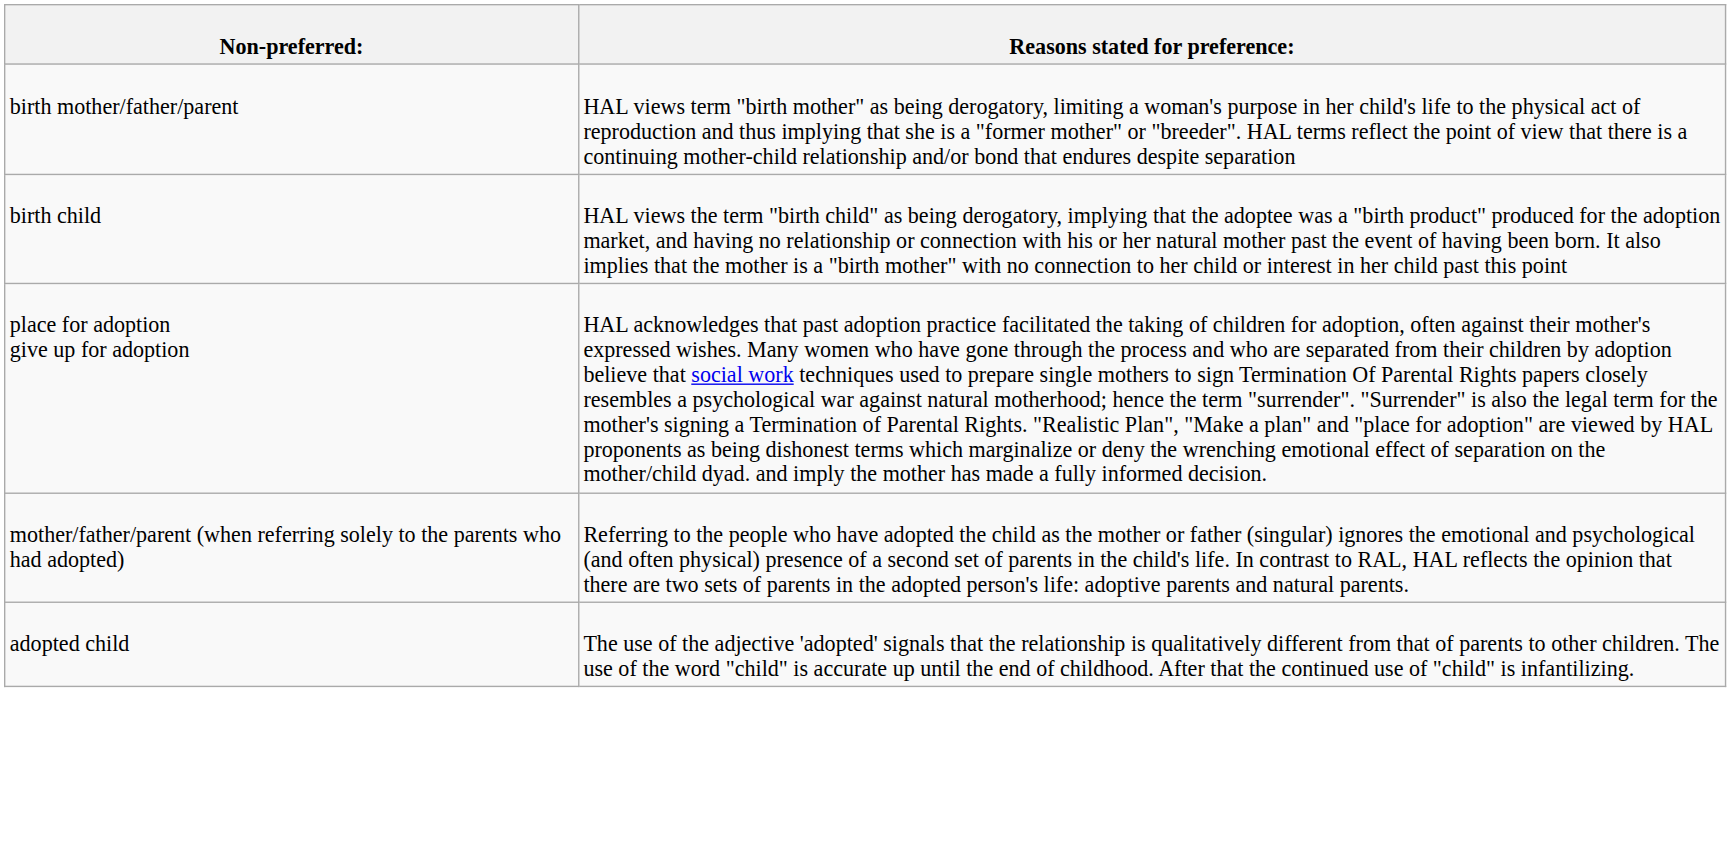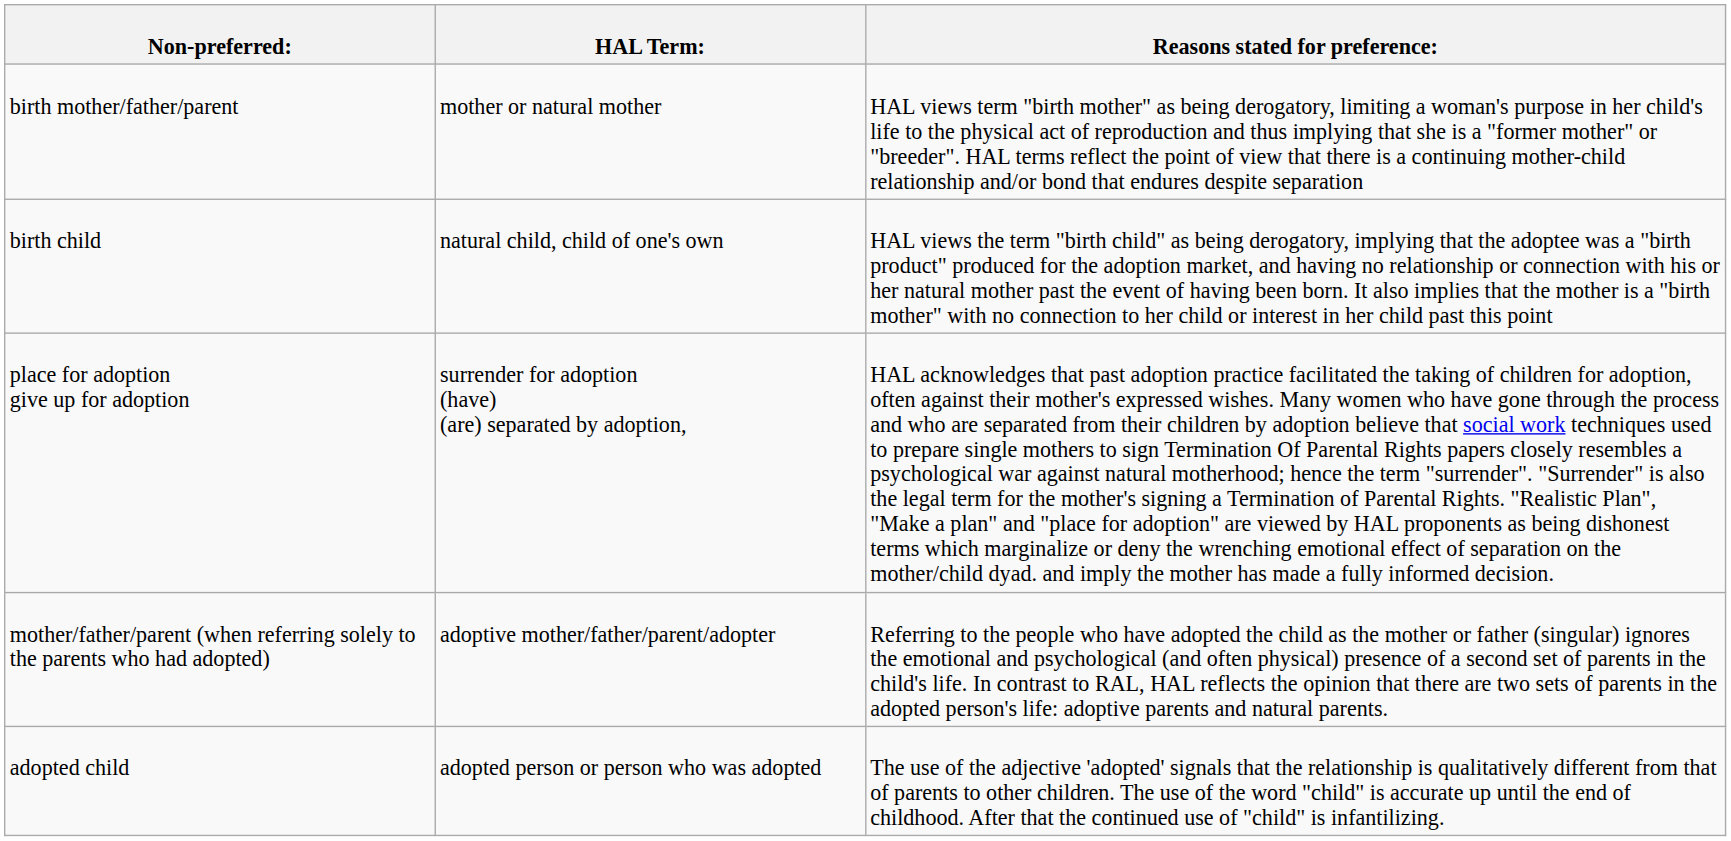+ column: (650, 46)
